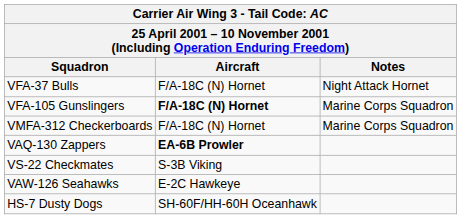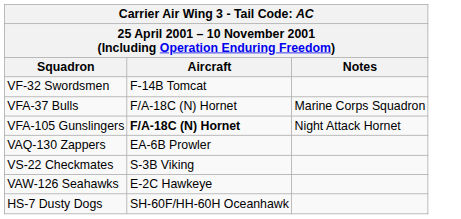+ row: (58, 86)
(376, 86) Night Attack Hornet -> (360, 106) Marine Corps Squadron
(388, 106) Marine Corps Squadron -> (348, 125) Night Attack Hornet
- row: (80, 125)
(201, 145) bold -> (170, 145) normal
